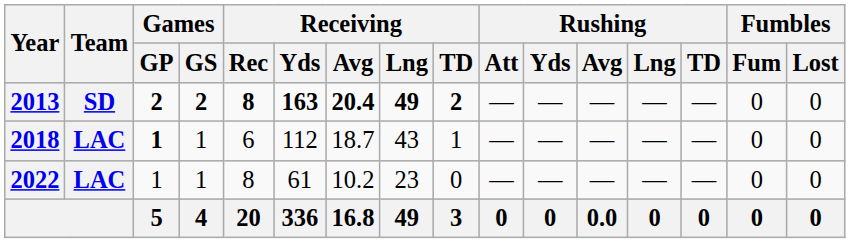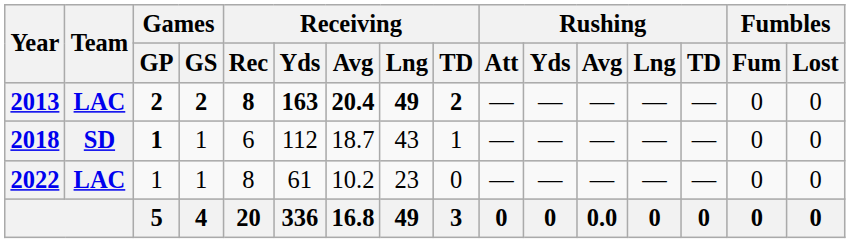(99, 101) SD -> (99, 101) LAC
(99, 140) LAC -> (99, 140) SD
